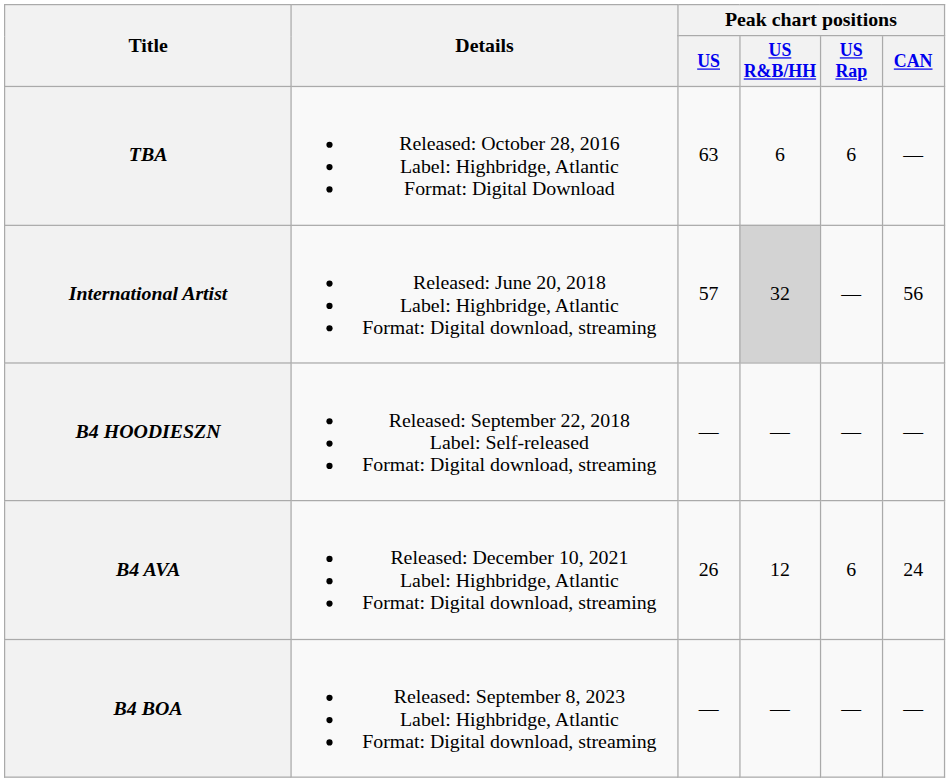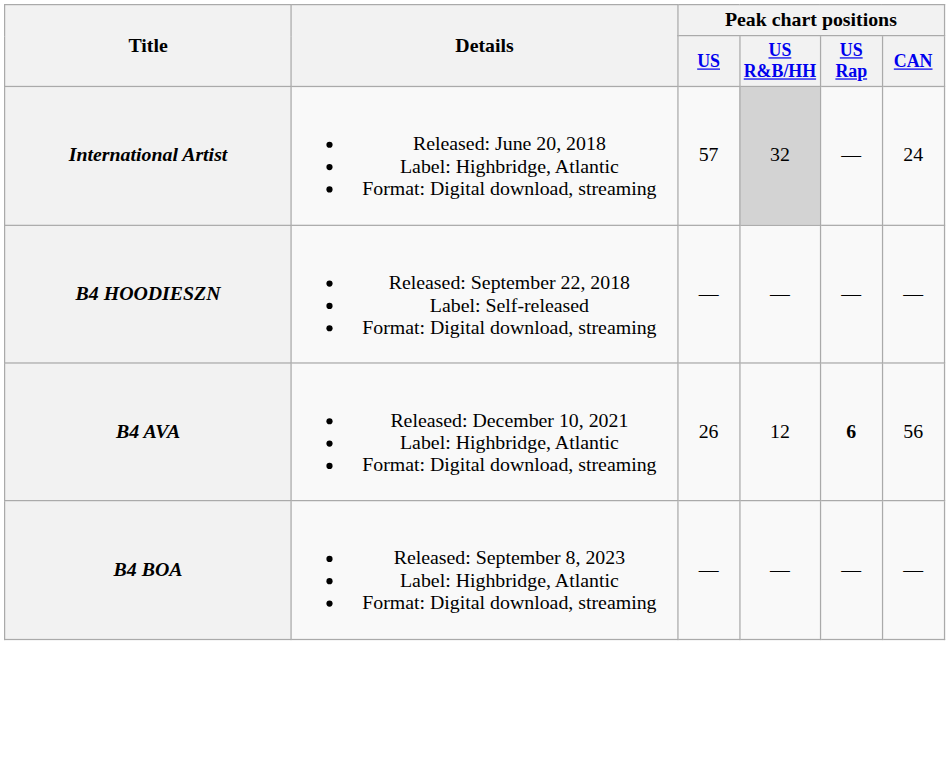- row: (148, 155)
(913, 293) 56 -> (913, 155) 24
(851, 569) normal -> (851, 431) bold
(913, 569) 24 -> (913, 431) 56
